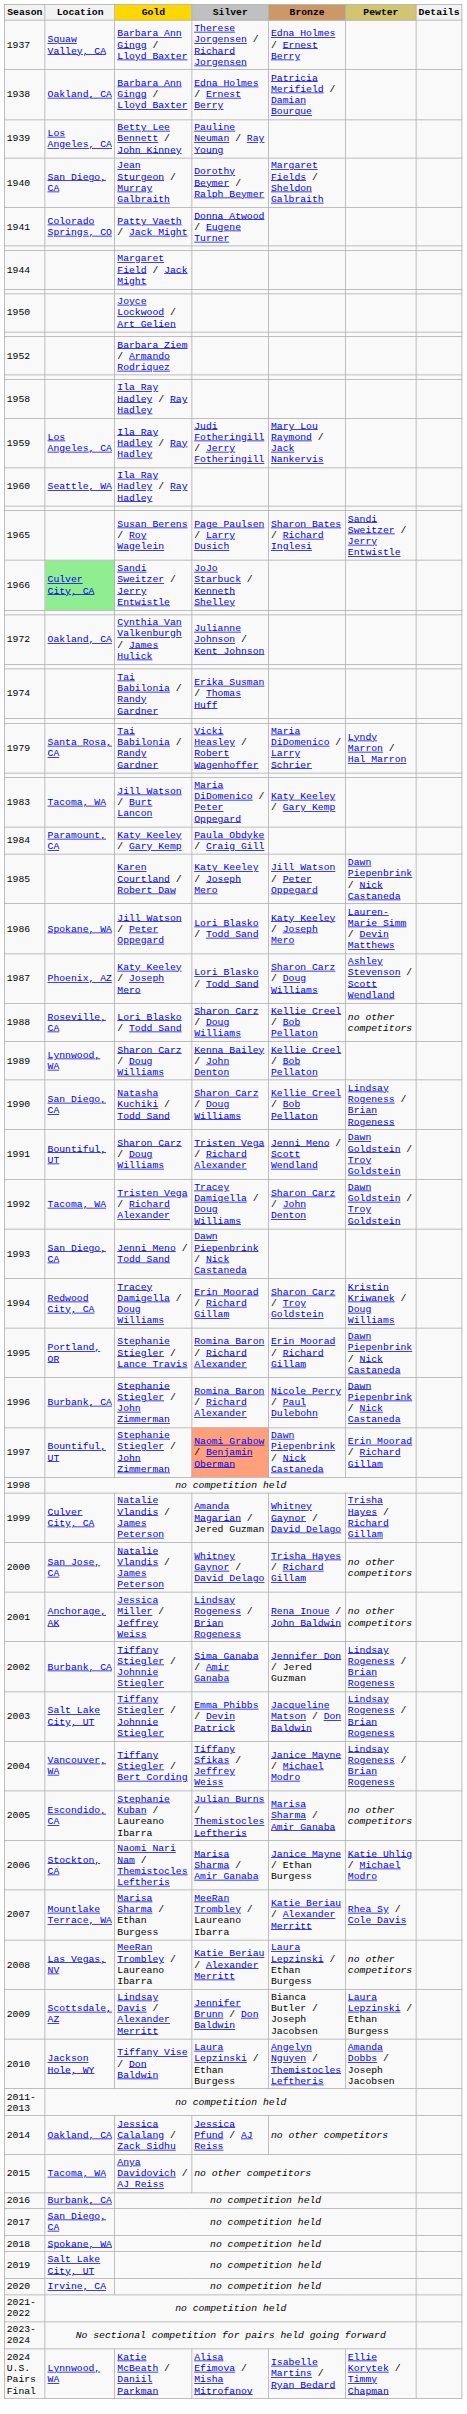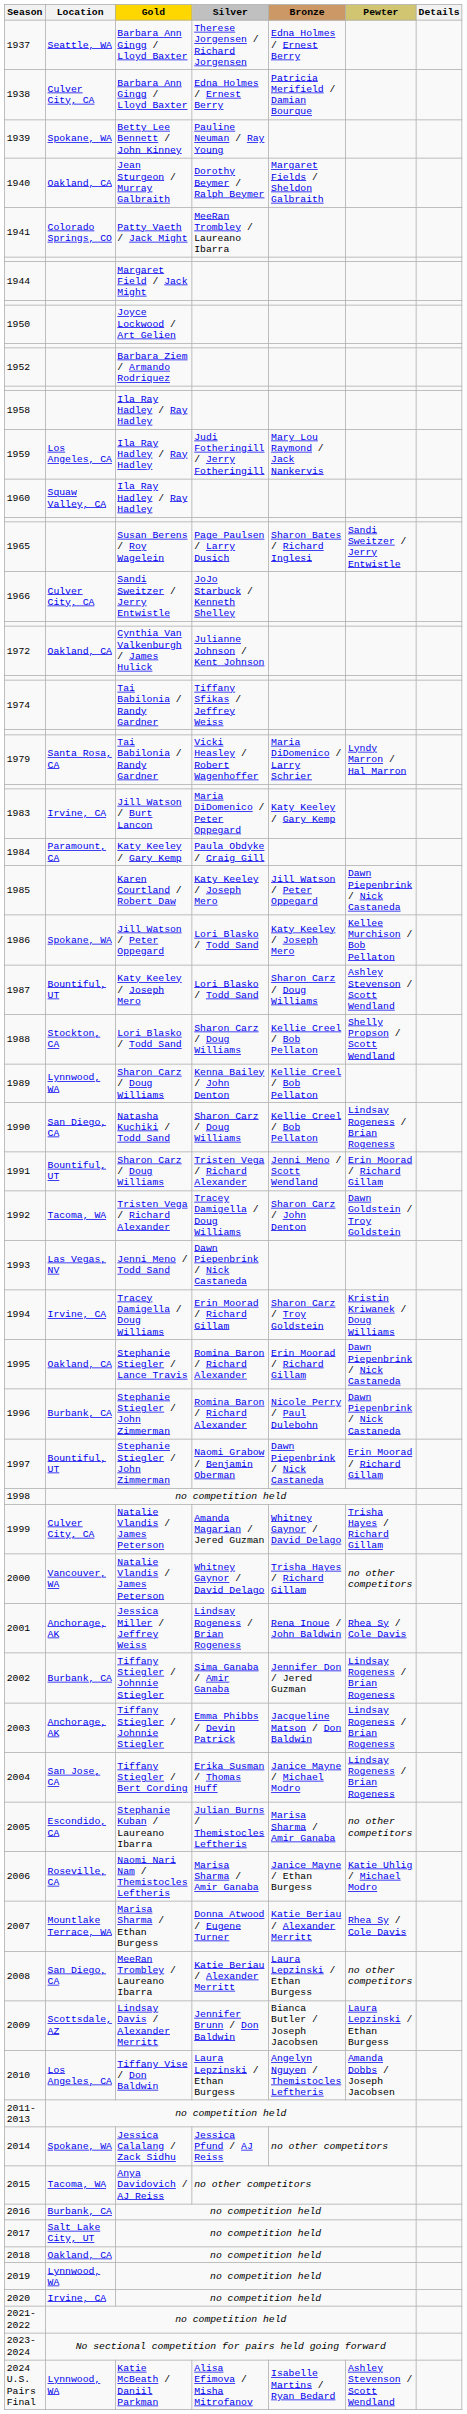(77, 45) Squaw Valley, CA -> (80, 45) Seattle, WA
(80, 95) Oakland, CA -> (71, 95) Culver City, CA
(80, 139) Los Angeles, CA -> (80, 139) Spokane, WA
(77, 183) San Diego, CA -> (80, 183) Oakland, CA
(229, 227) Donna Atwood / Eugene Turner -> (223, 232) MeeRan Trombley / Laureano Ibarra
(80, 487) Seattle, WA -> (77, 498) Squaw Valley, CA
(71, 585) lightgreen background -> (71, 596) no background
(229, 694) Erika Susman / Thomas Huff -> (218, 705) Tiffany Sfikas / Jeffrey Weiss
(77, 802) Tacoma, WA -> (77, 814) Irvine, CA
(377, 929) Lauren-Marie Simm / Devin Matthews -> (380, 940) Kellee Murchison / Bob Pellaton
(80, 978) Phoenix, AZ -> (77, 990) Bountiful, UT
(77, 1022) Roseville, CA -> (74, 1039) Stockton, CA
(380, 1022) no other competitors -> (374, 1039) Shelly Propson / Scott Wendland
(380, 1154) Dawn Goldstein / Troy Goldstein -> (380, 1171) Erin Moorad / Richard Gillam
(77, 1254) San Diego, CA -> (77, 1265) Las Vegas, NV
(71, 1303) Redwood City, CA -> (77, 1315) Irvine, CA
(74, 1353) Portland, OR -> (80, 1364) Oakland, CA
(229, 1452) lightsalmon background -> (229, 1464) no background
(74, 1567) San Jose, CA -> (77, 1579) Vancouver, WA
(380, 1617) no other competitors -> (377, 1628) Rhea Sy / Cole Davis
(74, 1716) Salt Lake City, UT -> (77, 1728) Anchorage, AK
(77, 1766) Vancouver, WA -> (74, 1777) San Jose, CA
(218, 1766) Tiffany Sfikas / Jeffrey Weiss -> (229, 1777) Erika Susman / Thomas Huff
(74, 1865) Stockton, CA -> (77, 1877) Roseville, CA
(223, 1915) MeeRan Trombley / Laureano Ibarra -> (229, 1926) Donna Atwood / Eugene Turner
(77, 1965) Las Vegas, NV -> (77, 1976) San Diego, CA
(71, 2064) Jackson Hole, WY -> (80, 2075) Los Angeles, CA
(80, 2135) Oakland, CA -> (80, 2146) Spokane, WA
(77, 2222) San Diego, CA -> (74, 2233) Salt Lake City, UT
(80, 2244) Spokane, WA -> (80, 2255) Oakland, CA
(74, 2265) Salt Lake City, UT -> (74, 2276) Lynnwood, WA
(374, 2374) Ellie Korytek / Timmy Chapman -> (380, 2385) Ashley Stevenson / Scott Wendland
